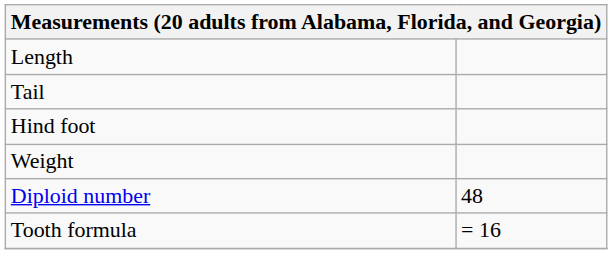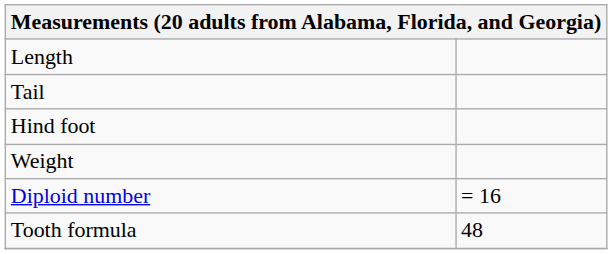(472, 195) 48 -> (481, 195) = 16
(481, 230) = 16 -> (472, 230) 48
